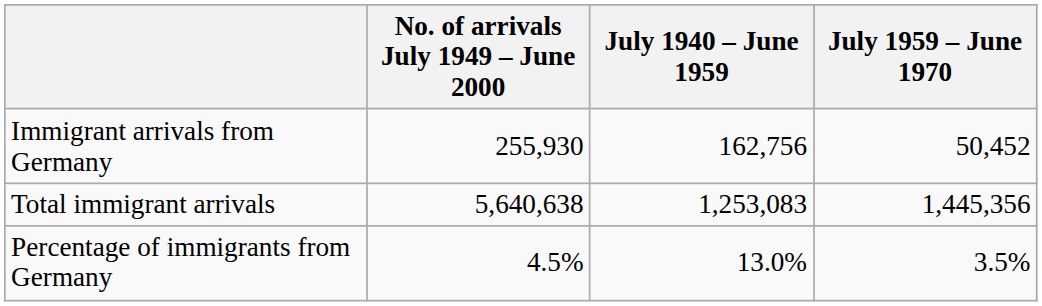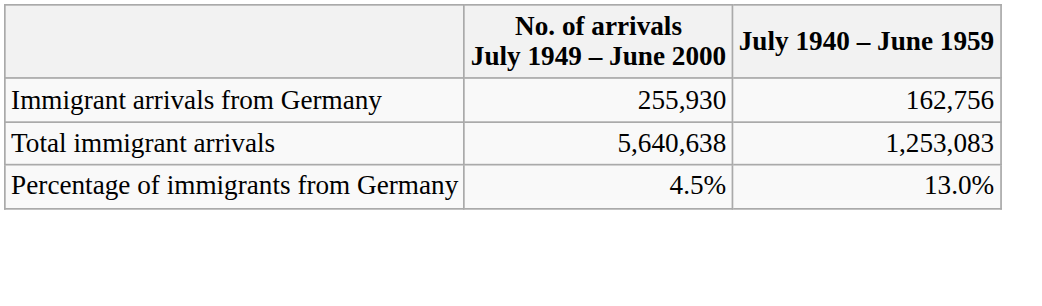- column: (925, 56)
